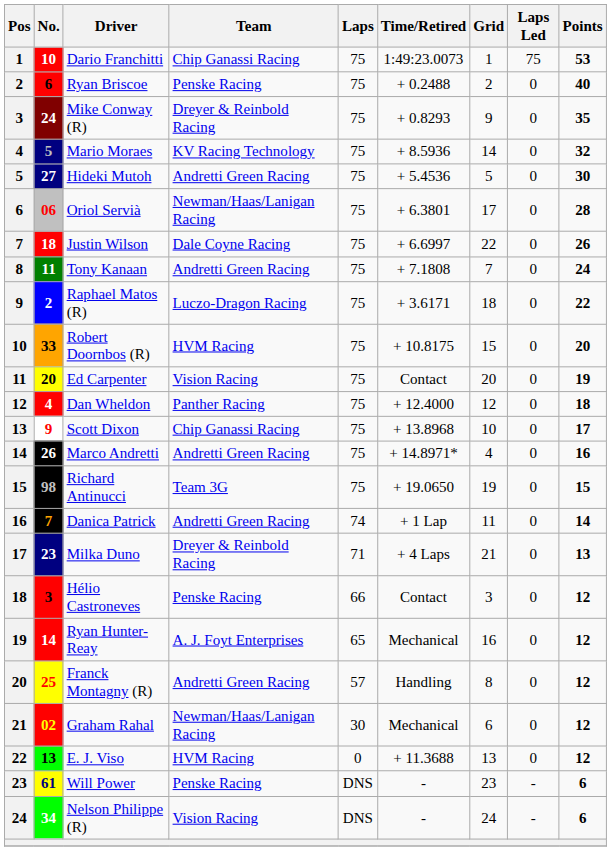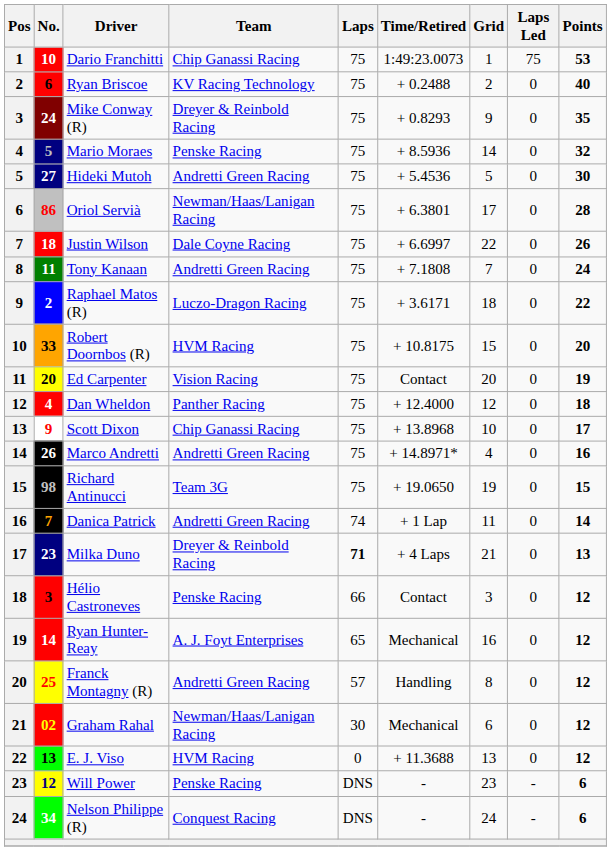(217, 84) Penske Racing -> (244, 84) KV Racing Technology
(244, 151) KV Racing Technology -> (217, 151) Penske Racing
(49, 210) 06 -> (49, 210) 86
(358, 554) normal -> (358, 554) bold
(49, 783) 61 -> (49, 783) 12
(215, 817) Vision Racing -> (224, 817) Conquest Racing
